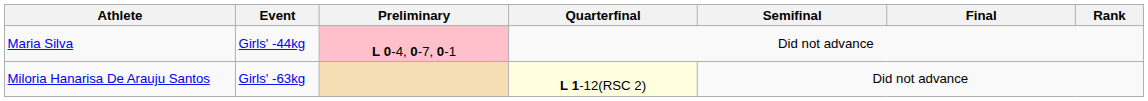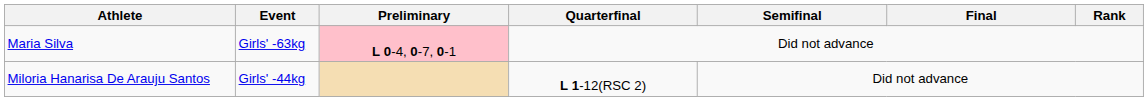(272, 44) Girls' -44kg -> (272, 44) Girls' -63kg
(272, 79) Girls' -63kg -> (272, 79) Girls' -44kg
(603, 87) lightyellow background -> (603, 87) no background
